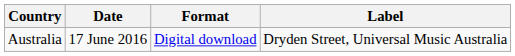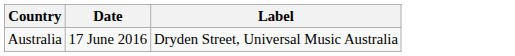- column: (205, 16)
